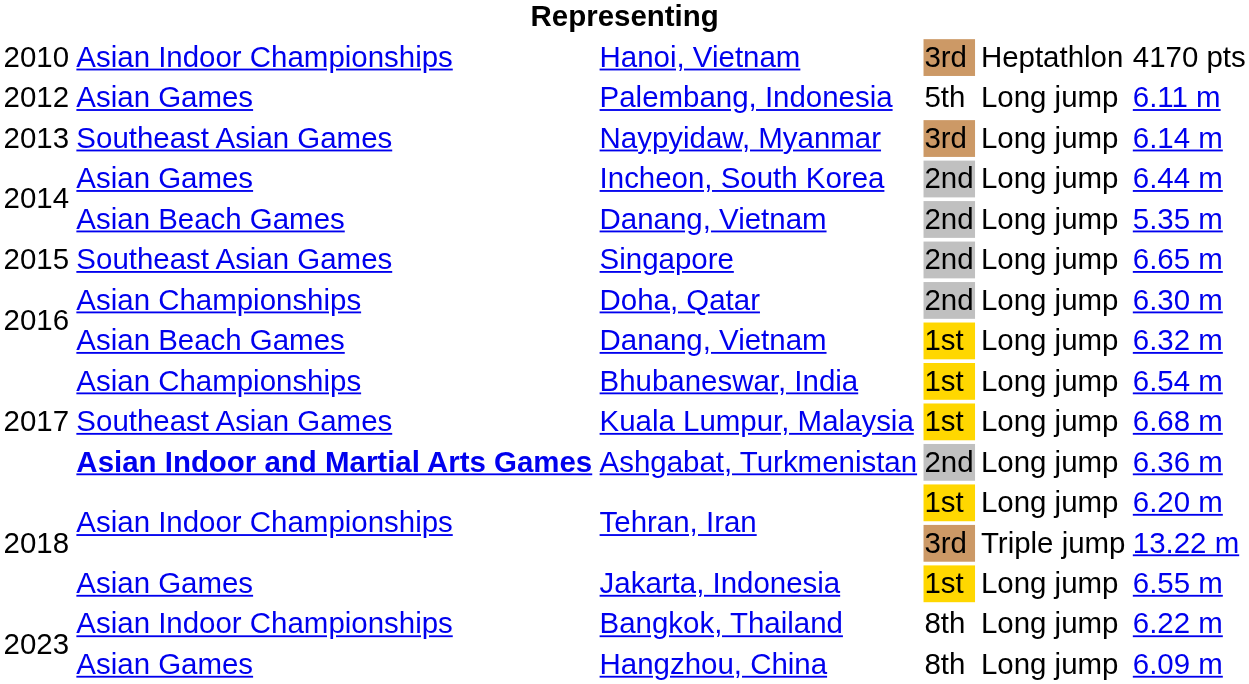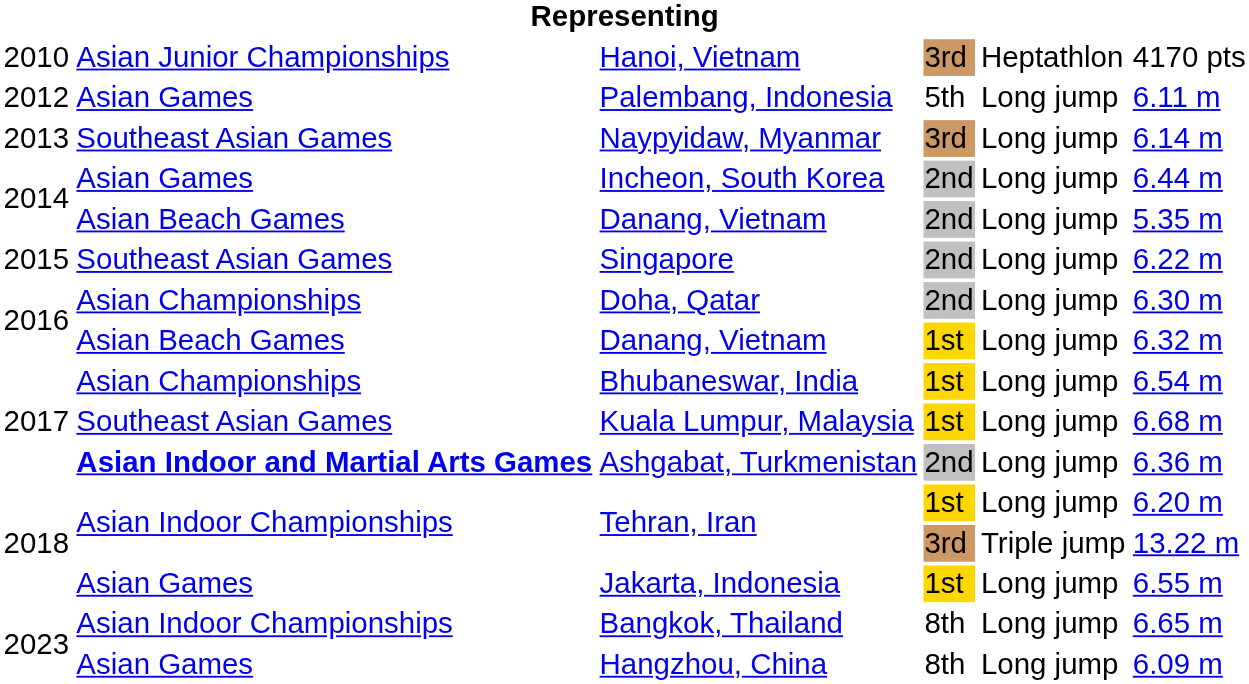(265, 57) Asian Indoor Championships -> (263, 57) Asian Junior Championships
(1178, 259) 6.65 m -> (1178, 259) 6.22 m
(1178, 623) 6.22 m -> (1178, 623) 6.65 m
